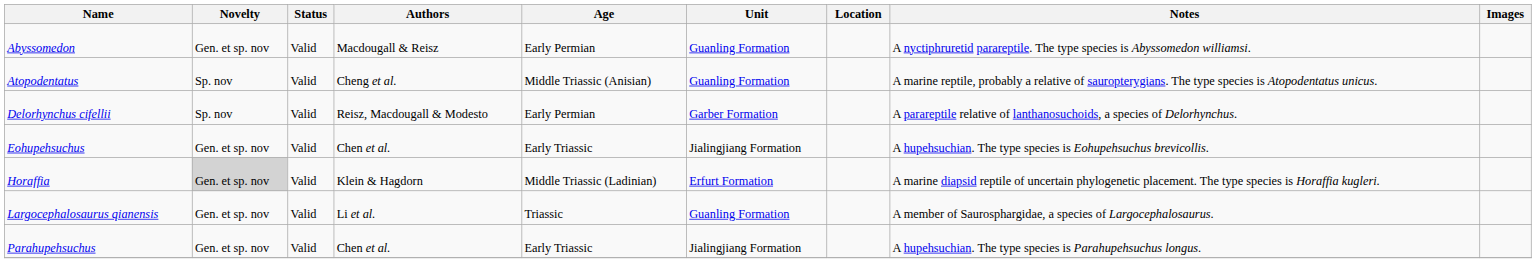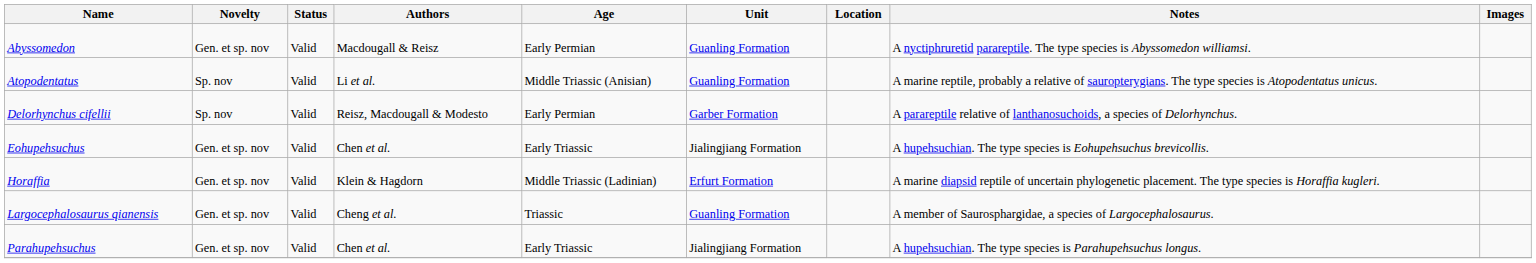(367, 81) Cheng et al. -> (356, 81) Li et al.
(232, 181) lightgrey background -> (232, 181) no background
(356, 214) Li et al. -> (367, 214) Cheng et al.
